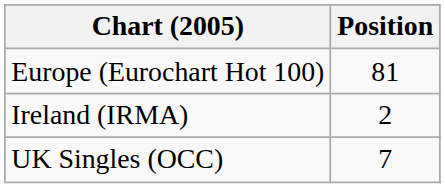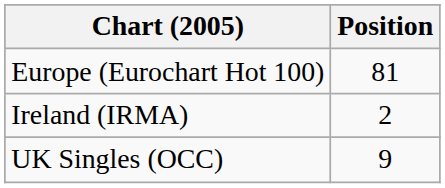(385, 159) 7 -> (385, 159) 9
